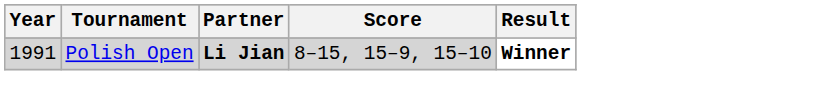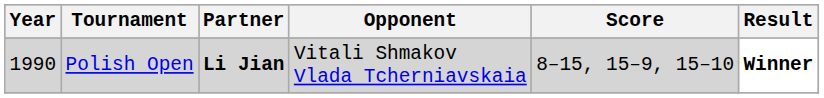+ column: (410, 21)
(33, 53) 1991 -> (33, 65) 1990
